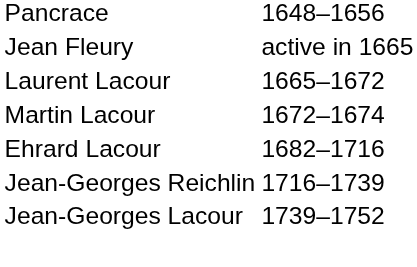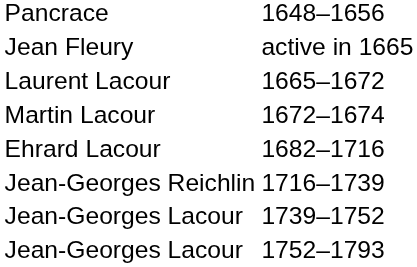+ row: (323, 250)
